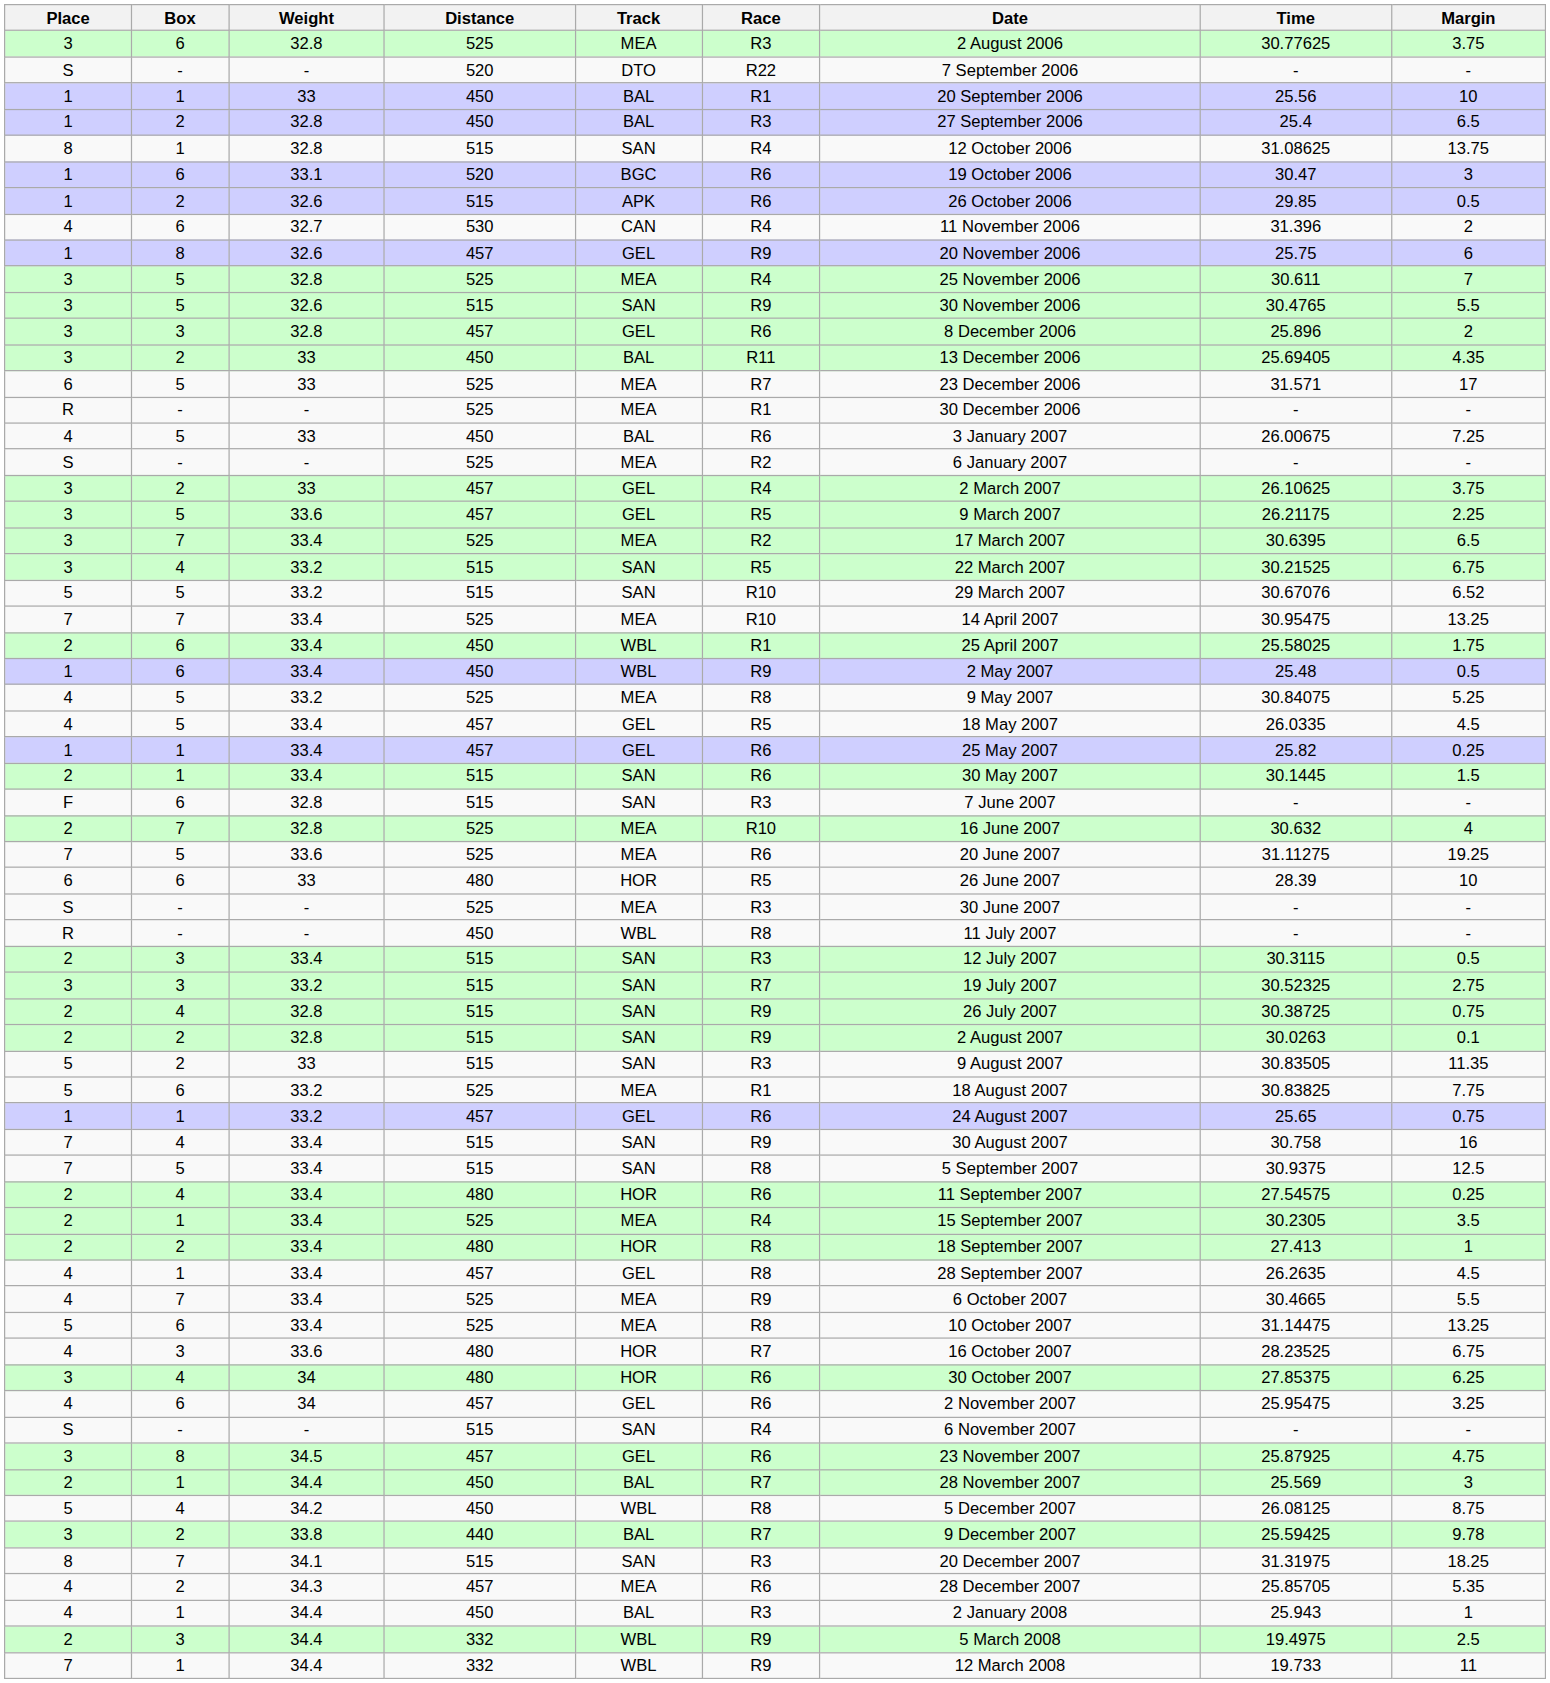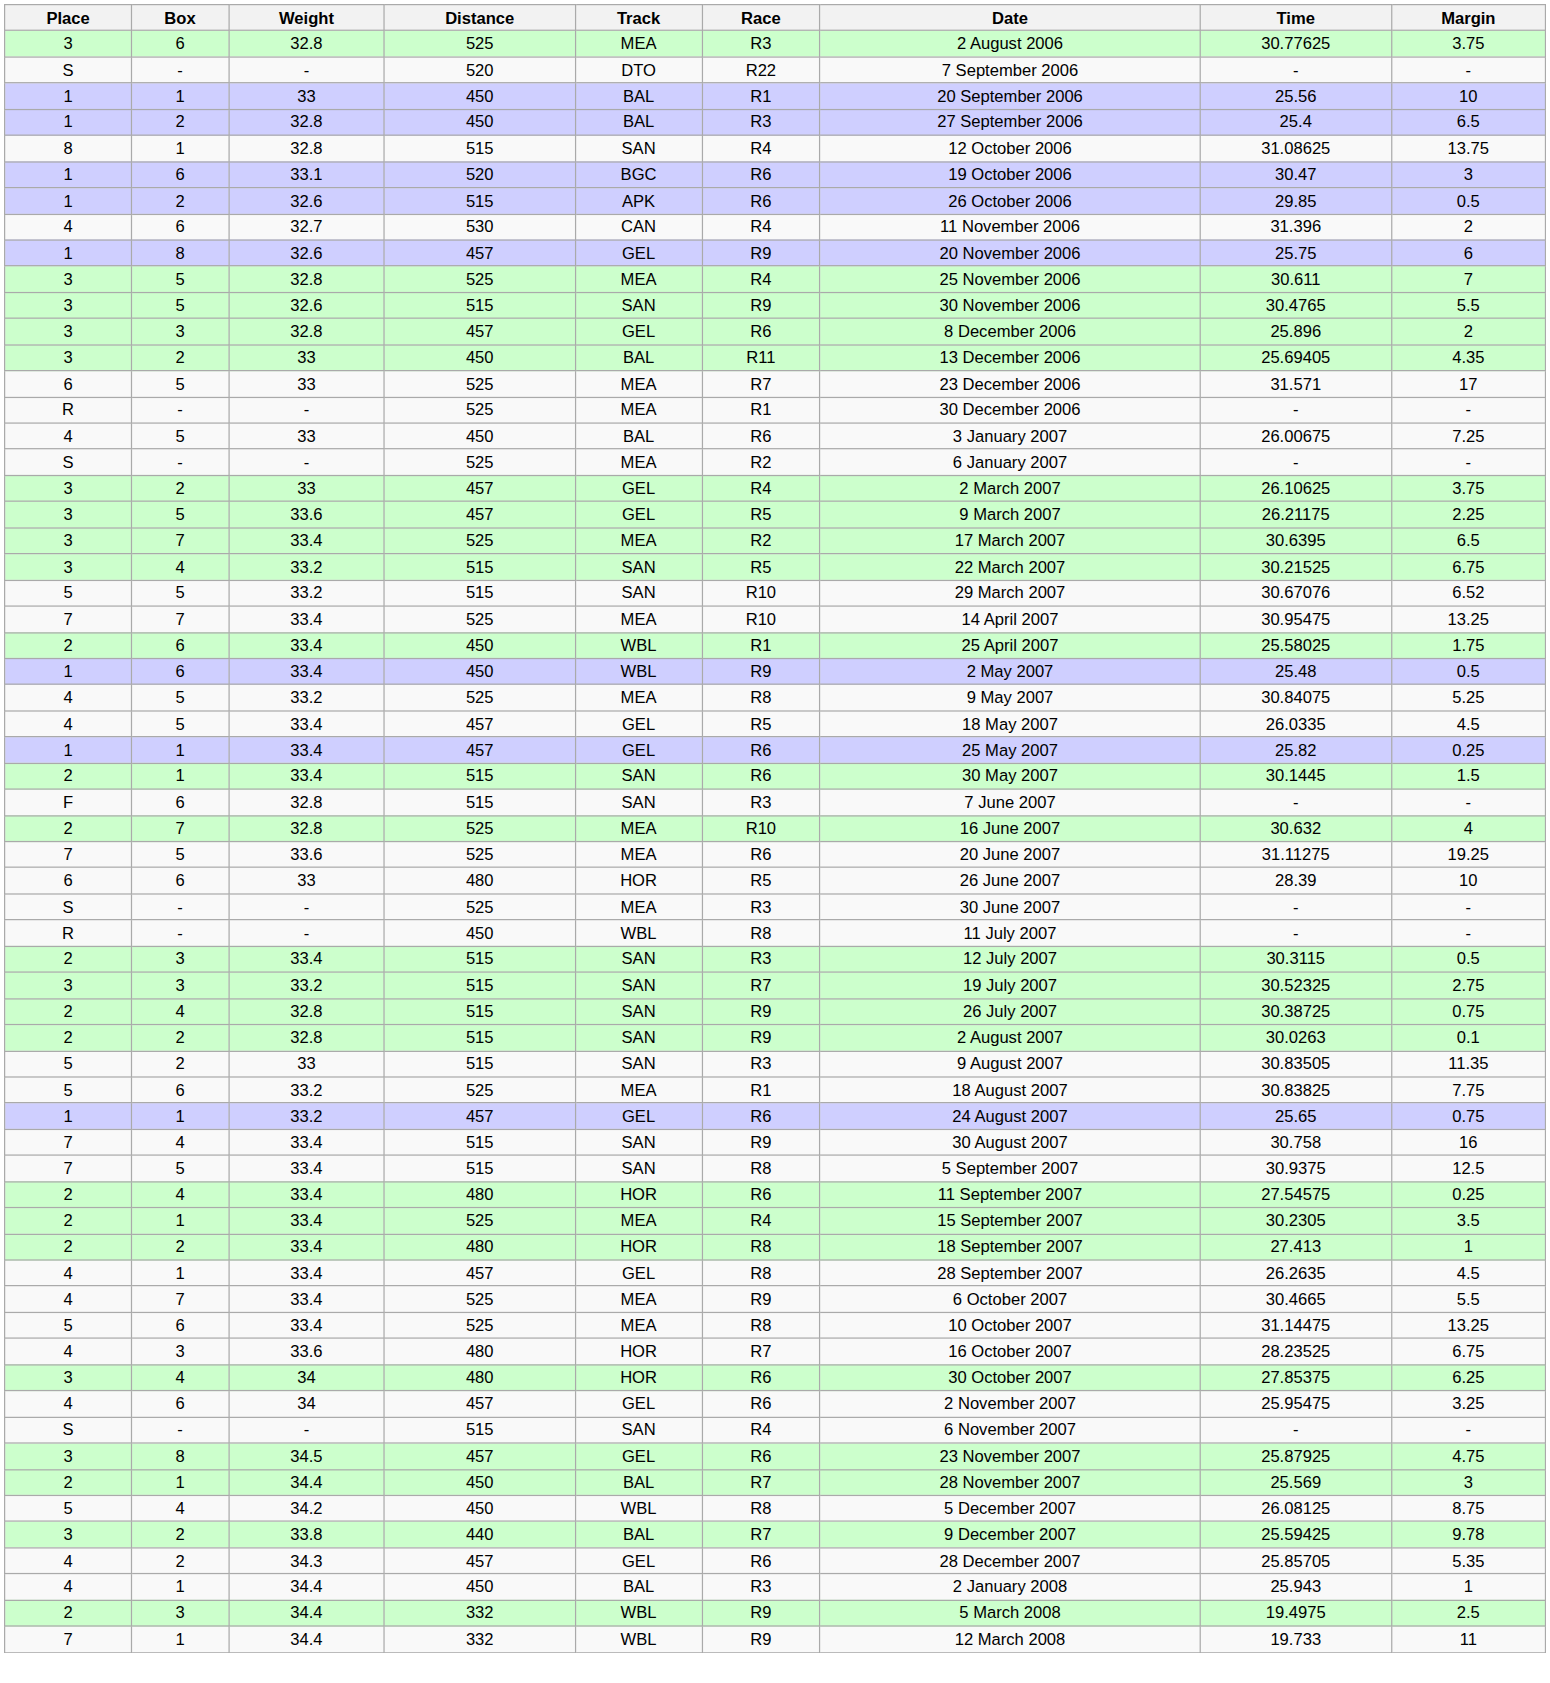- row: (180, 1560)
(639, 1587) MEA -> (639, 1560) GEL
